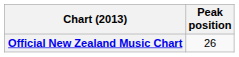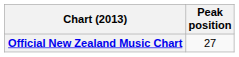(210, 43) 26 -> (210, 43) 27
